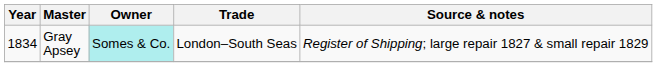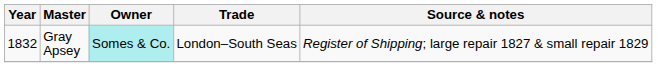(22, 43) 1834 -> (22, 43) 1832
